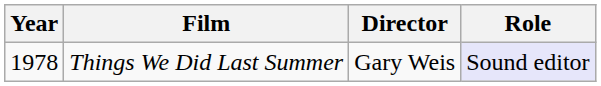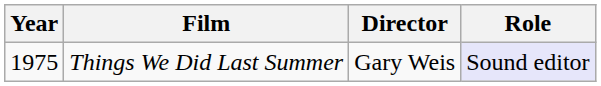(34, 61) 1978 -> (34, 61) 1975
